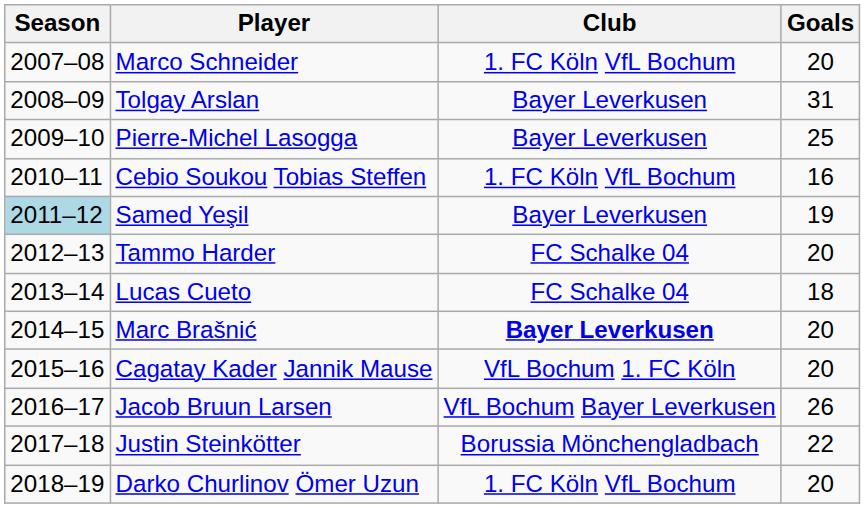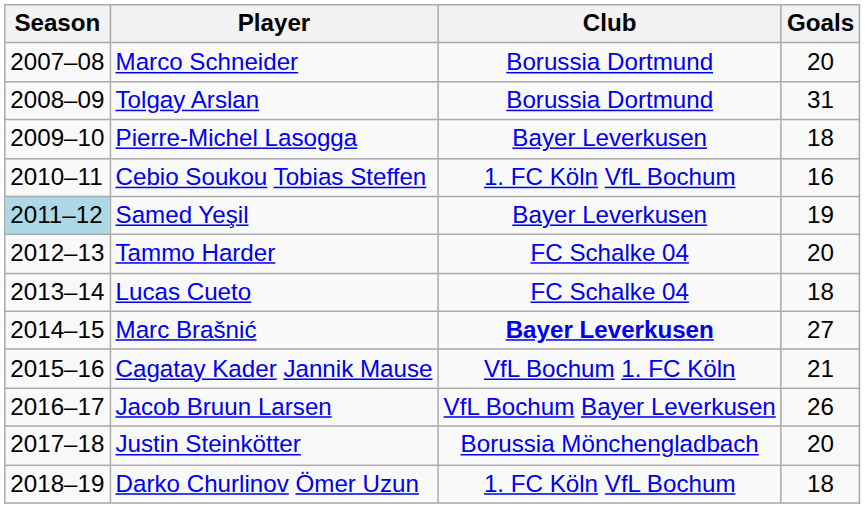(610, 61) 1. FC Köln VfL Bochum -> (610, 61) Borussia Dortmund
(610, 100) Bayer Leverkusen -> (610, 100) Borussia Dortmund
(820, 138) 25 -> (820, 138) 18
(820, 330) 20 -> (820, 330) 27
(820, 368) 20 -> (820, 368) 21
(820, 445) 22 -> (820, 445) 20
(820, 483) 20 -> (820, 483) 18
